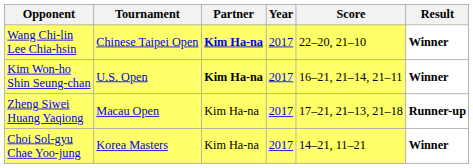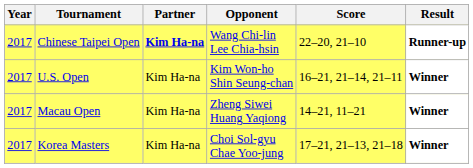columns swapped: (281, 14) <-> (49, 14)
(429, 42) Winner -> (437, 42) Runner-up
(234, 77) bold -> (173, 77) normal
(351, 111) 17–21, 21–13, 21–18 -> (332, 111) 14–21, 11–21
(437, 111) Runner-up -> (429, 111) Winner
(332, 146) 14–21, 11–21 -> (351, 146) 17–21, 21–13, 21–18
